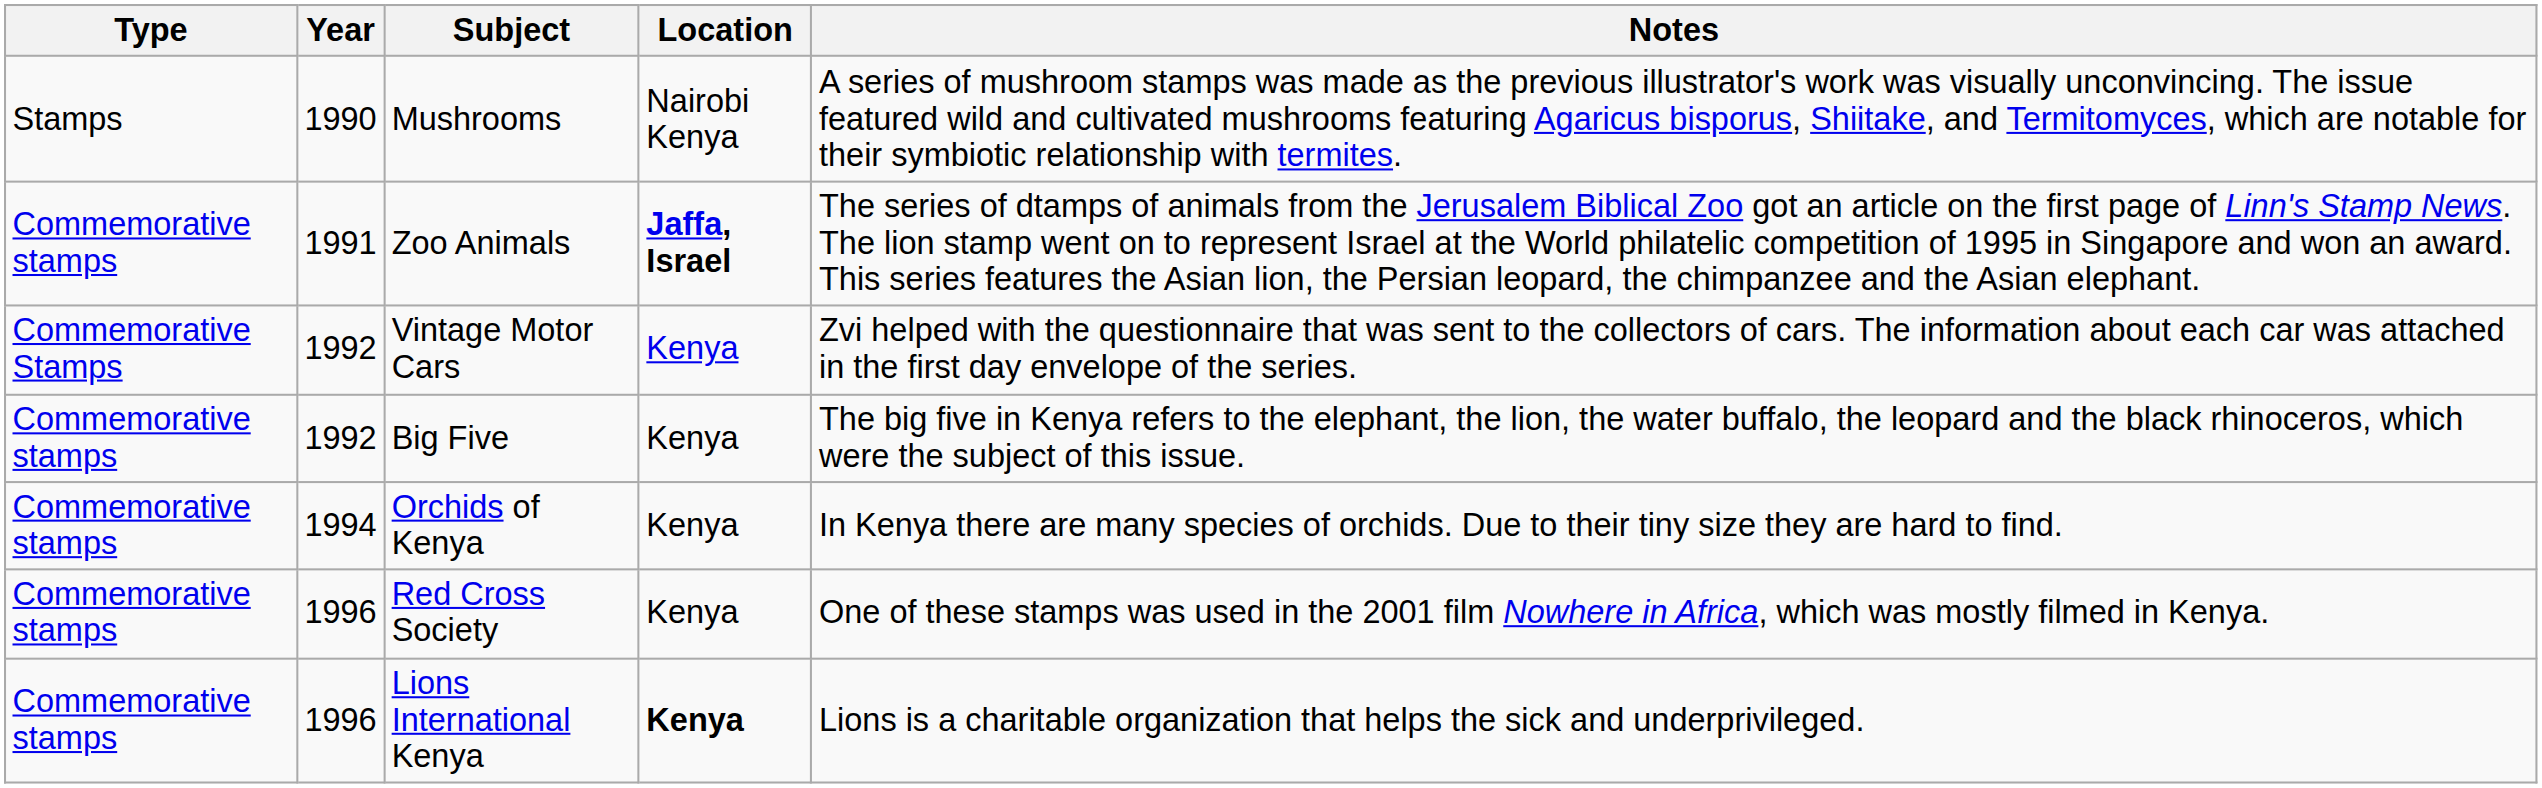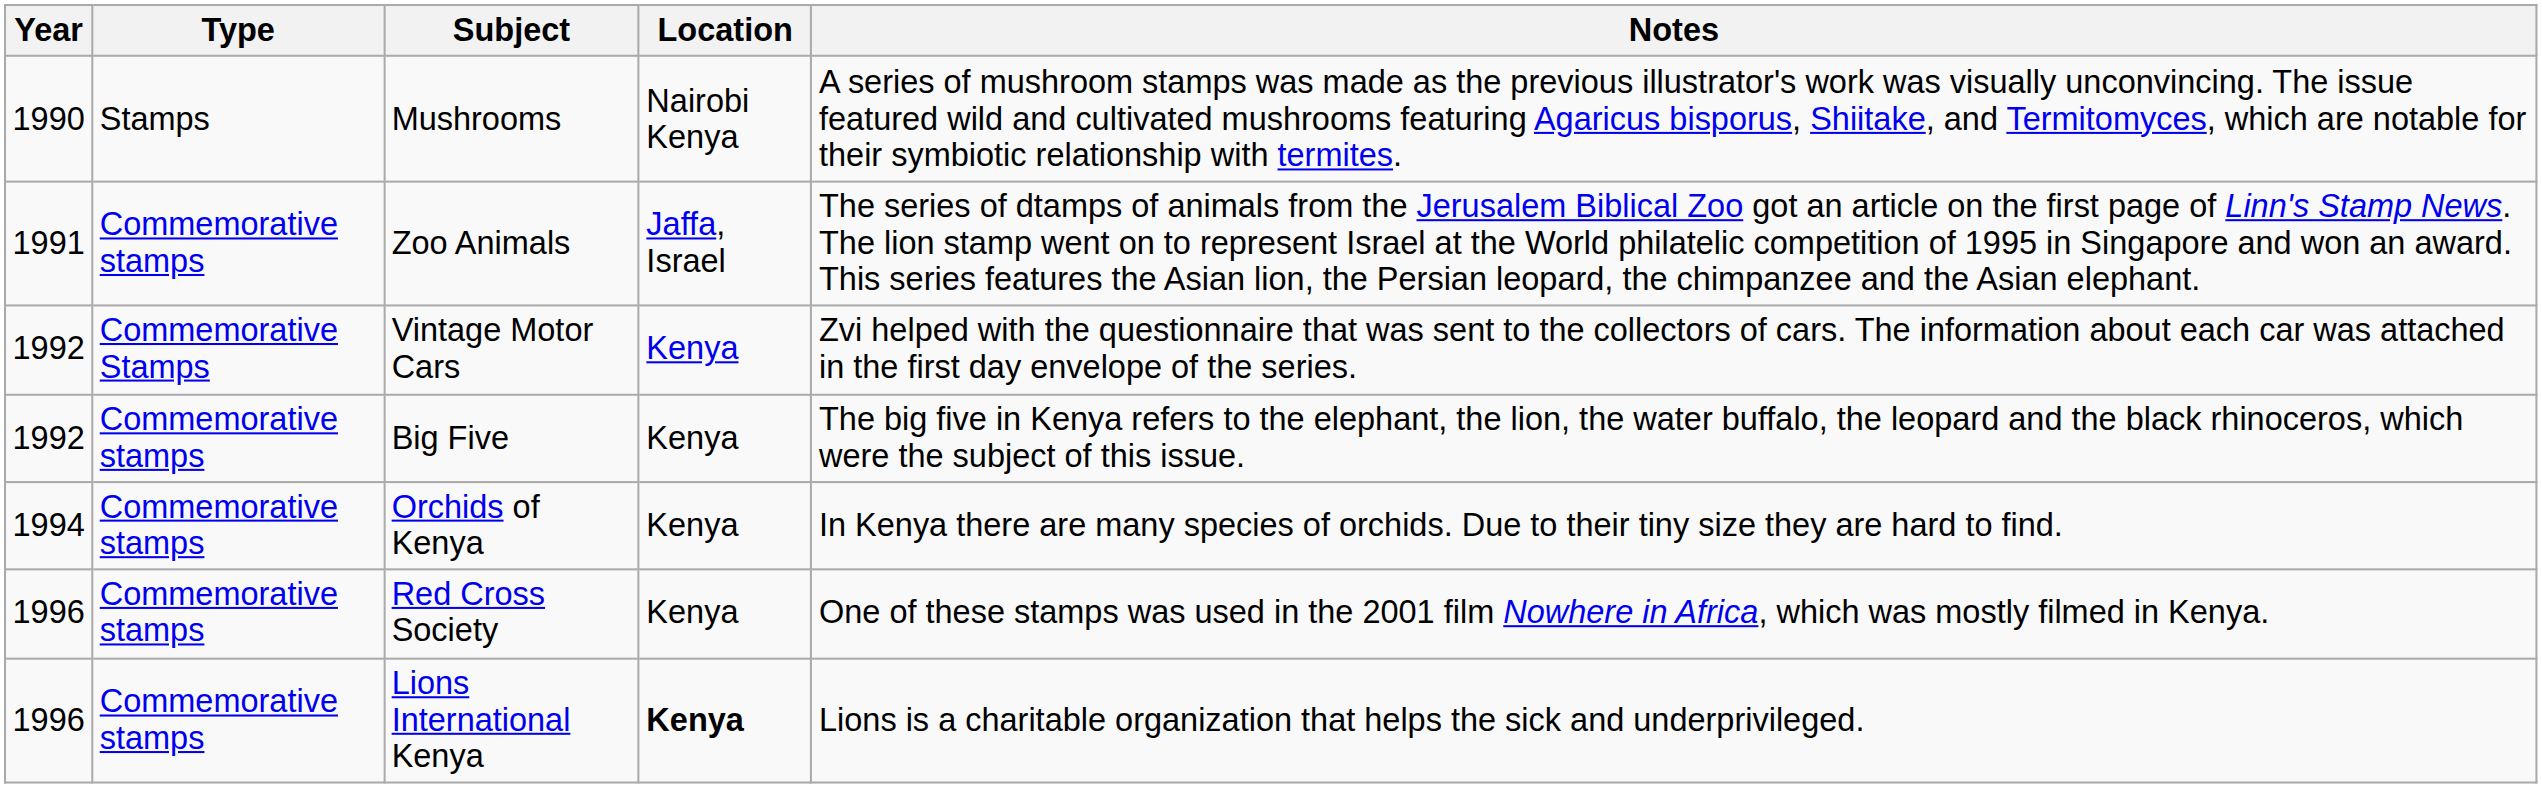columns swapped: (341, 30) <-> (151, 30)
(689, 242) bold -> (686, 242) normal
